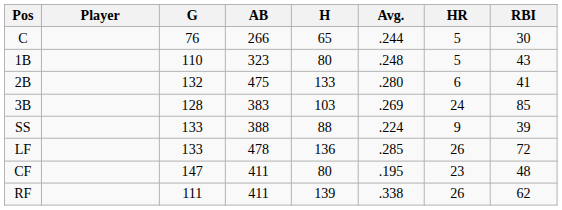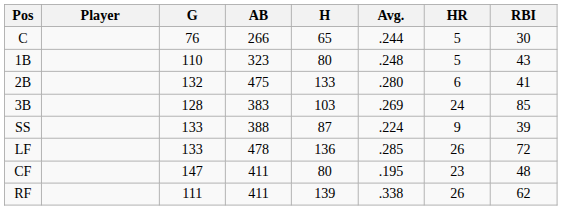(325, 127) 88 -> (325, 127) 87
